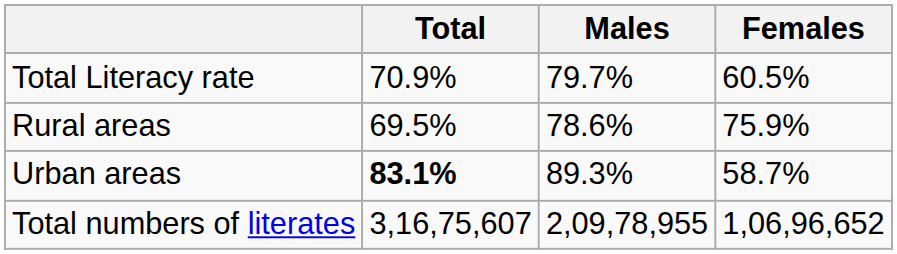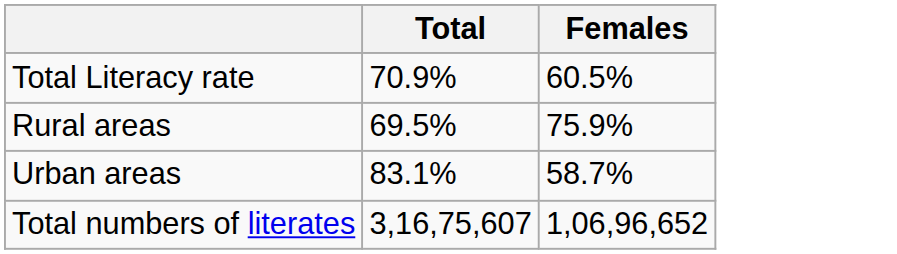- column: (627, 28)
(413, 175) bold -> (413, 175) normal
